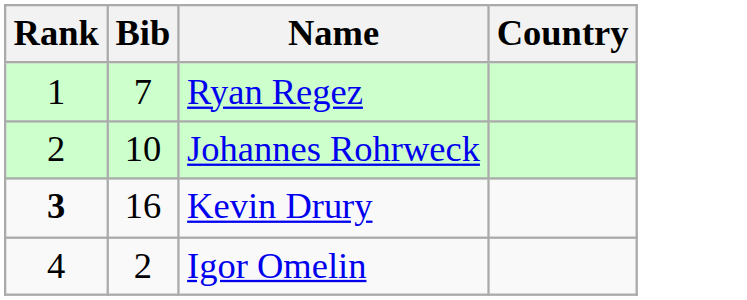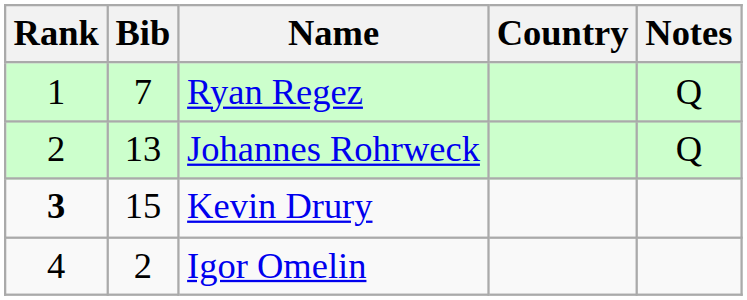+ column: (689, 33)
(143, 149) 10 -> (143, 149) 13
(143, 206) 16 -> (143, 206) 15
